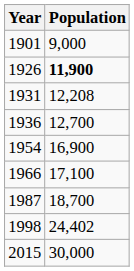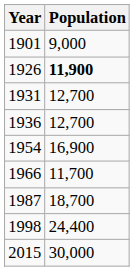(72, 95) 12,208 -> (72, 95) 12,700
(72, 174) 17,100 -> (71, 174) 11,700
(72, 226) 24,402 -> (72, 226) 24,400
